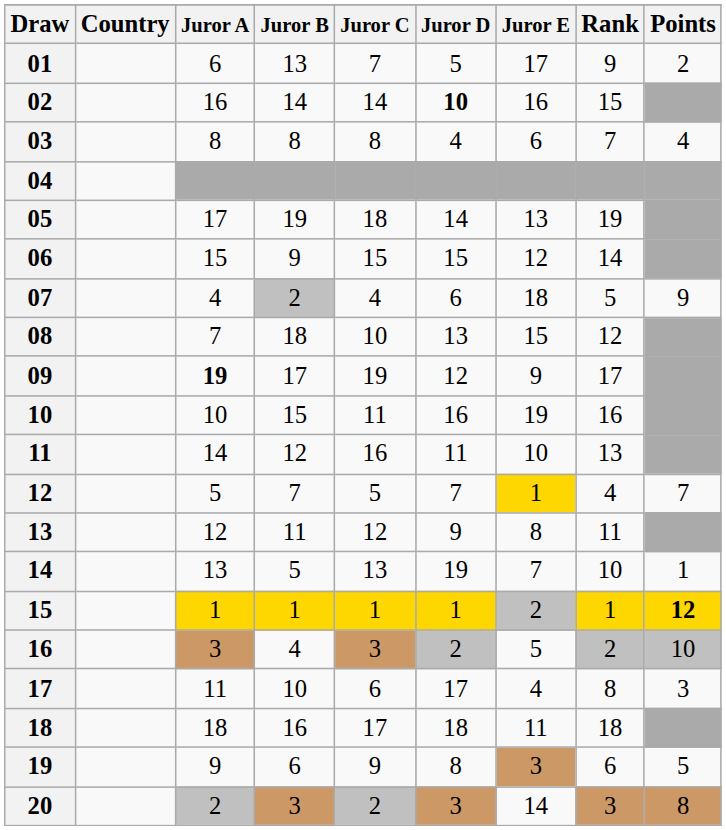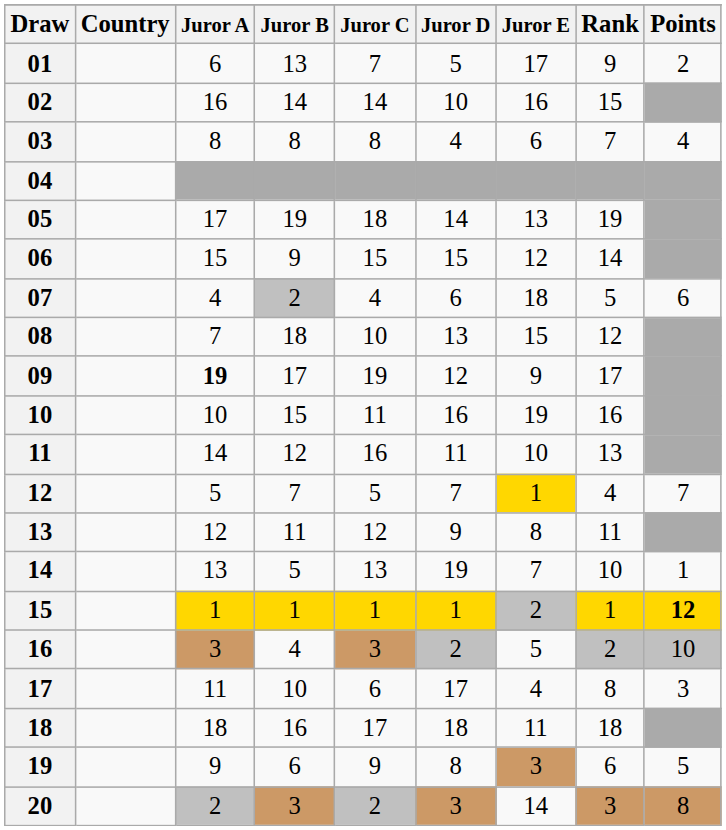(456, 102) bold -> (456, 102) normal
(683, 297) 9 -> (683, 297) 6
